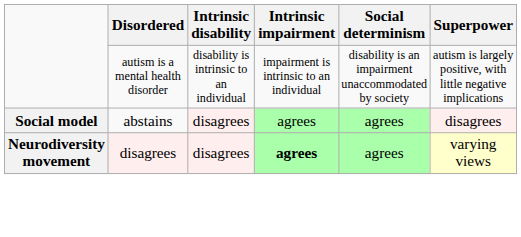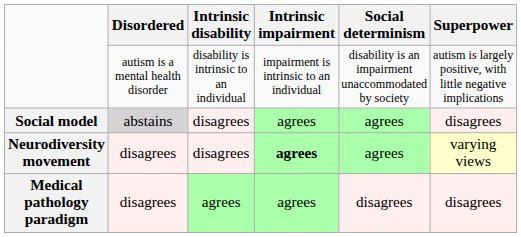(148, 120) no background -> (148, 120) lightgrey background
+ row: (56, 202)
